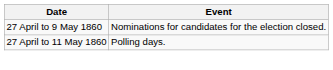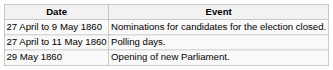+ row: (34, 57)
